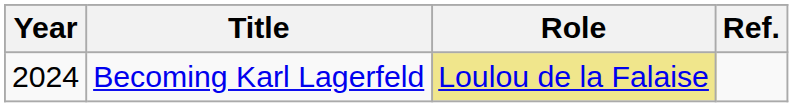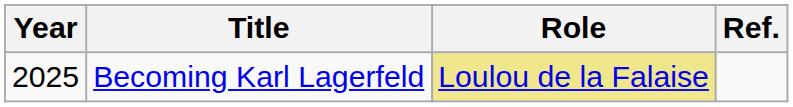(46, 76) 2024 -> (46, 76) 2025
